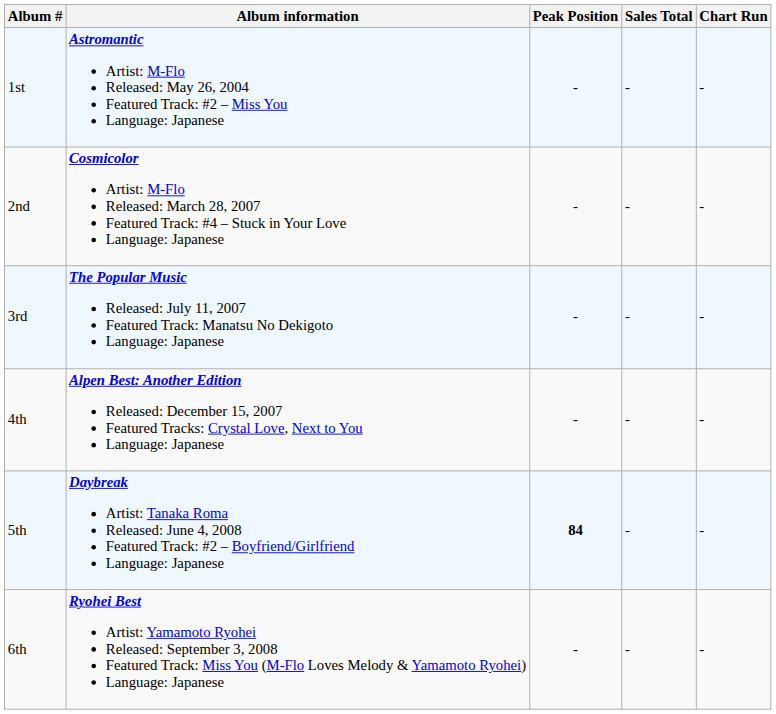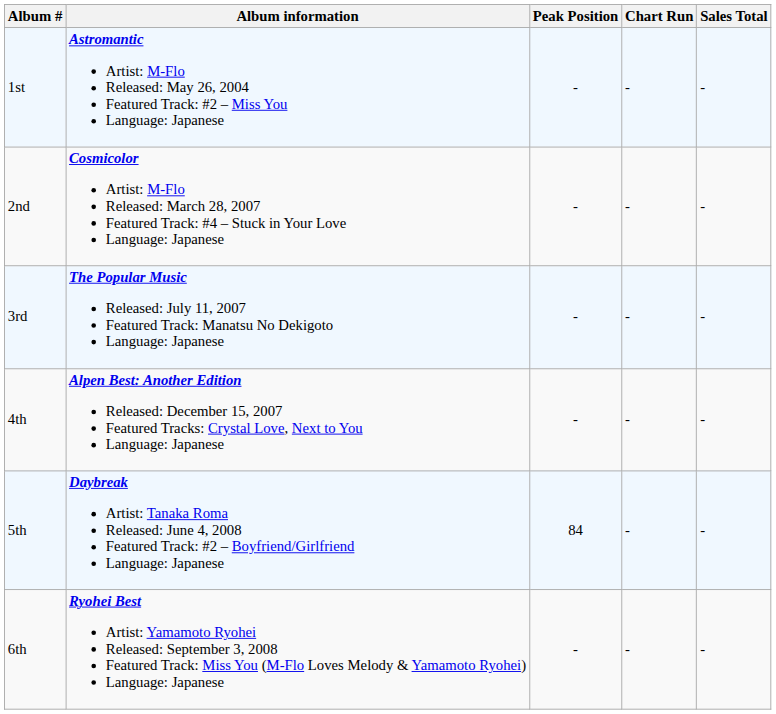columns swapped: (659, 16) <-> (733, 16)
(576, 530) bold -> (576, 530) normal
